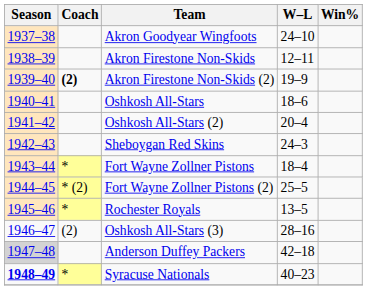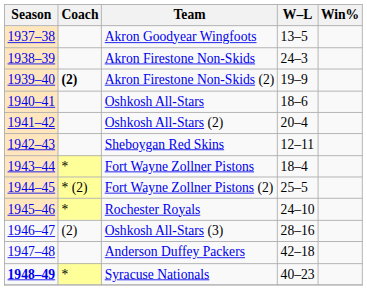(298, 36) 24–10 -> (294, 36) 13–5
(297, 58) 12–11 -> (294, 58) 24–3
(294, 144) 24–3 -> (297, 144) 12–11
(294, 209) 13–5 -> (298, 209) 24–10
(31, 252) lightgrey background -> (31, 252) no background
